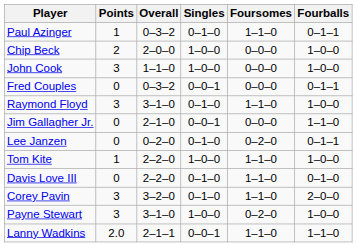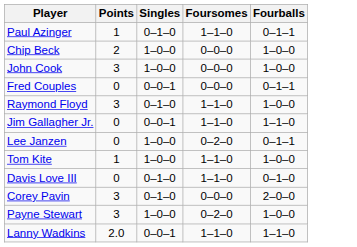- column: (159, 13)
(261, 123) 0–0–0 -> (217, 123) 1–1–0
(204, 141) 0–1–0 -> (160, 141) 1–0–0
(261, 196) 1–1–0 -> (217, 196) 0–0–0
